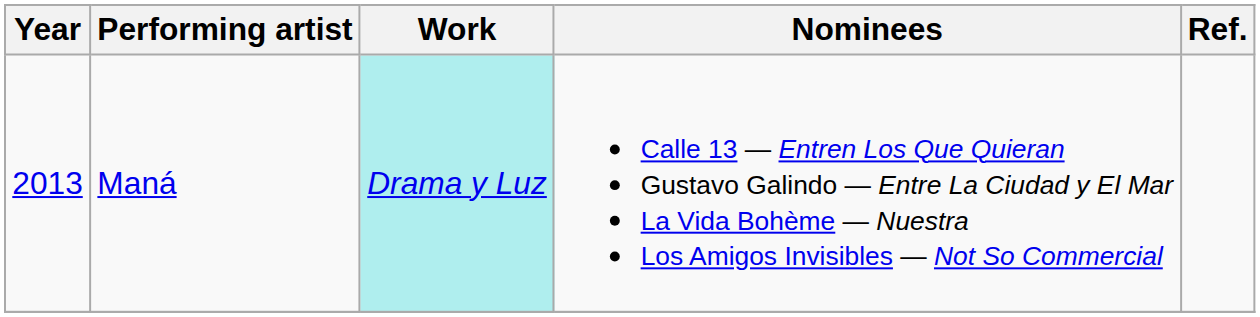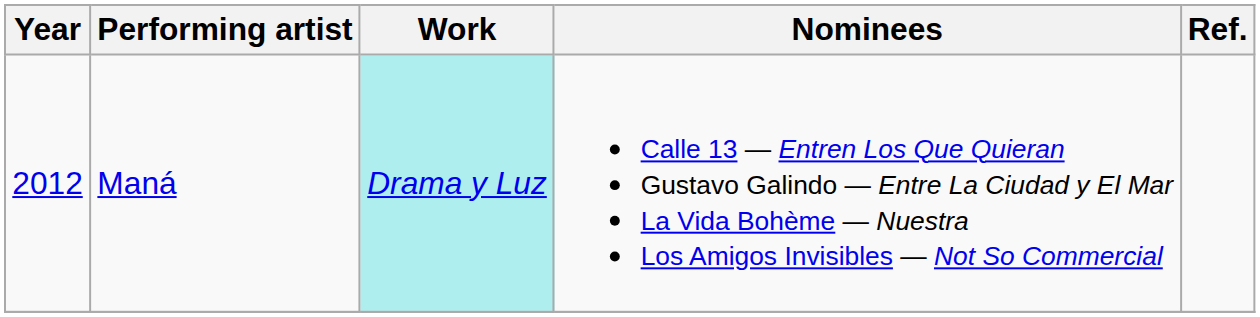(48, 182) 2013 -> (48, 182) 2012
